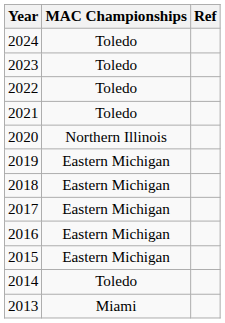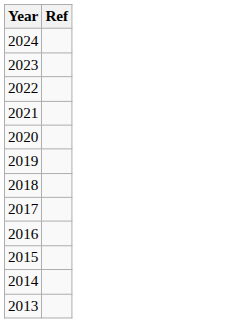- column: (116, 16)
